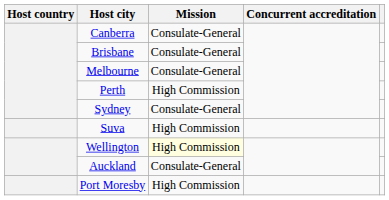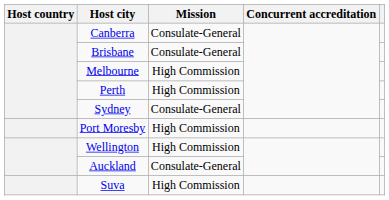(196, 71) Consulate-General -> (196, 71) High Commission
rows swapped: (113, 128) <-> (113, 185)
(196, 147) lightyellow background -> (196, 147) no background
